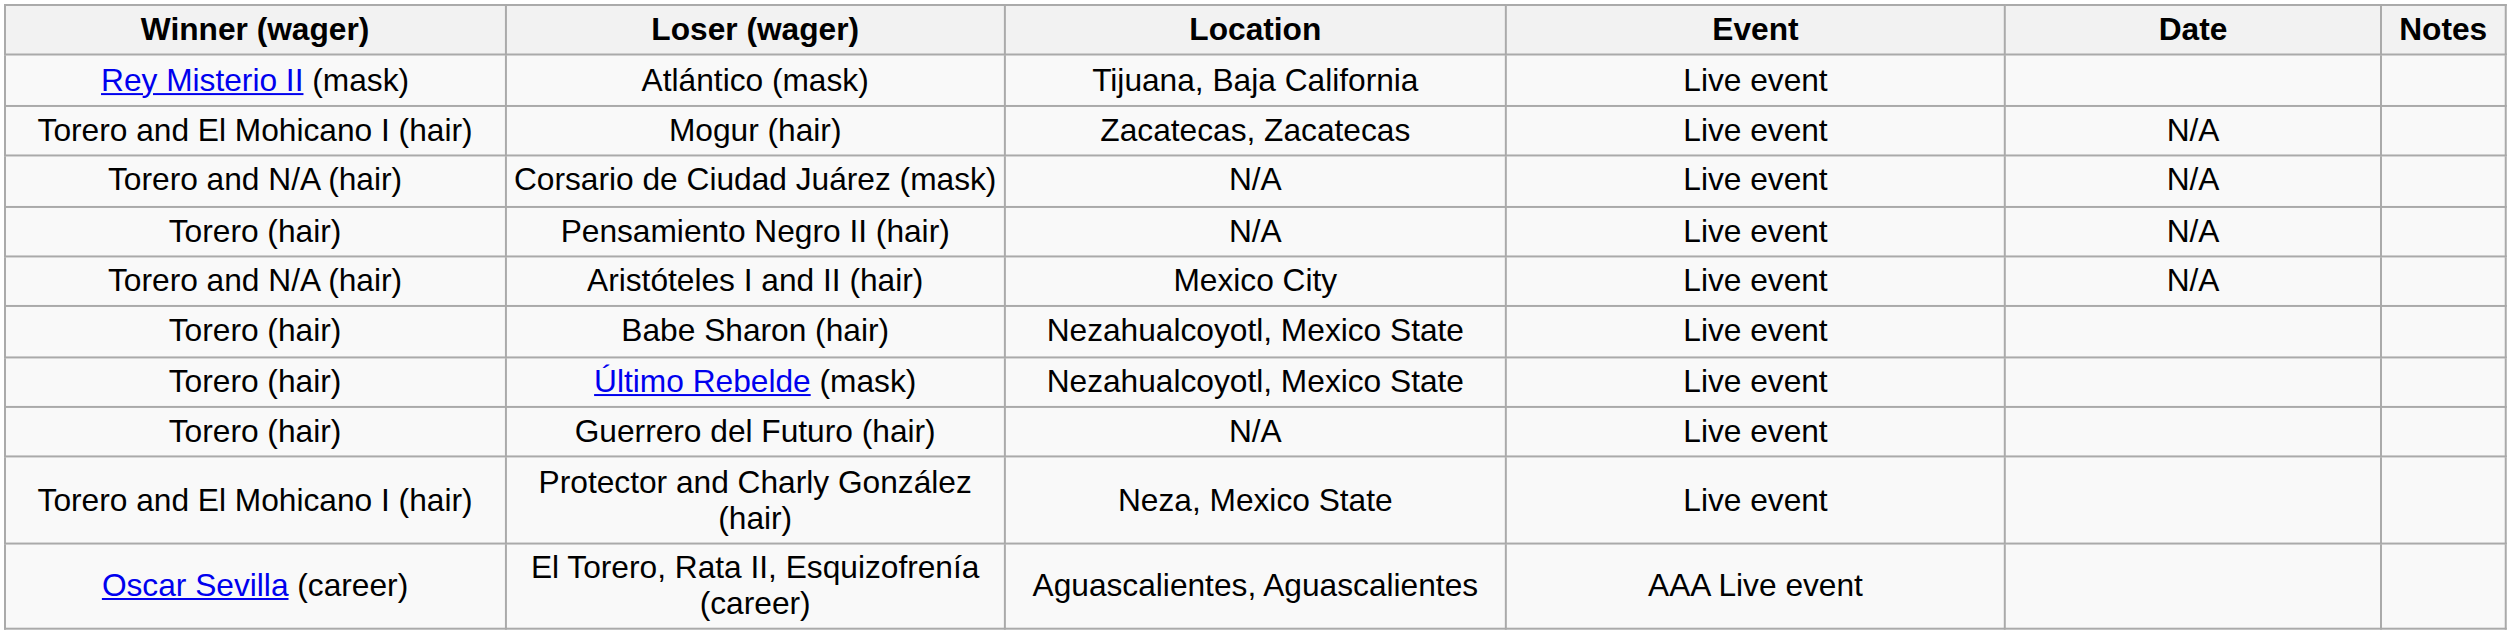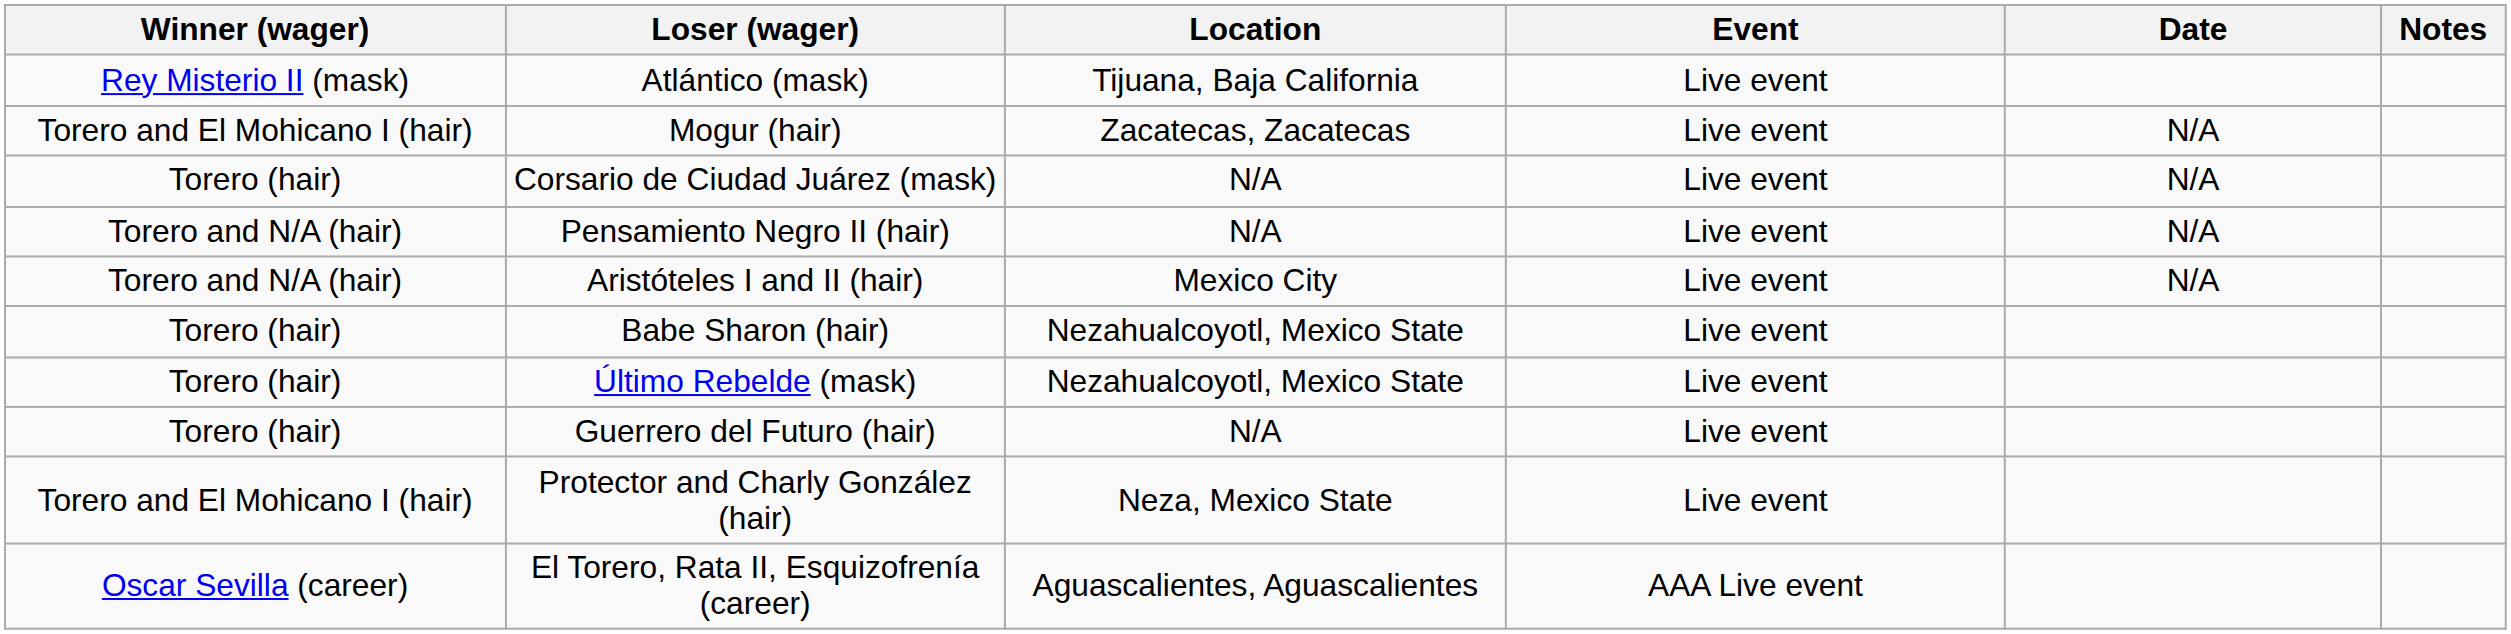(255, 180) Torero and N/A (hair) -> (255, 180) Torero (hair)
(255, 230) Torero (hair) -> (255, 230) Torero and N/A (hair)
